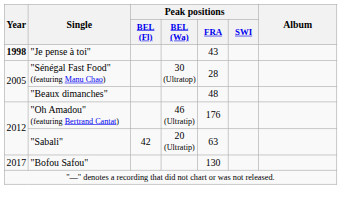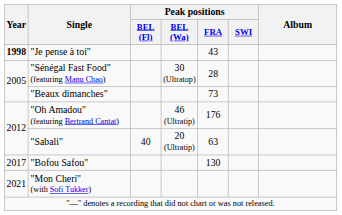(213, 94) 48 -> (213, 94) 73
(146, 141) 42 -> (146, 141) 40
+ row: (61, 183)
